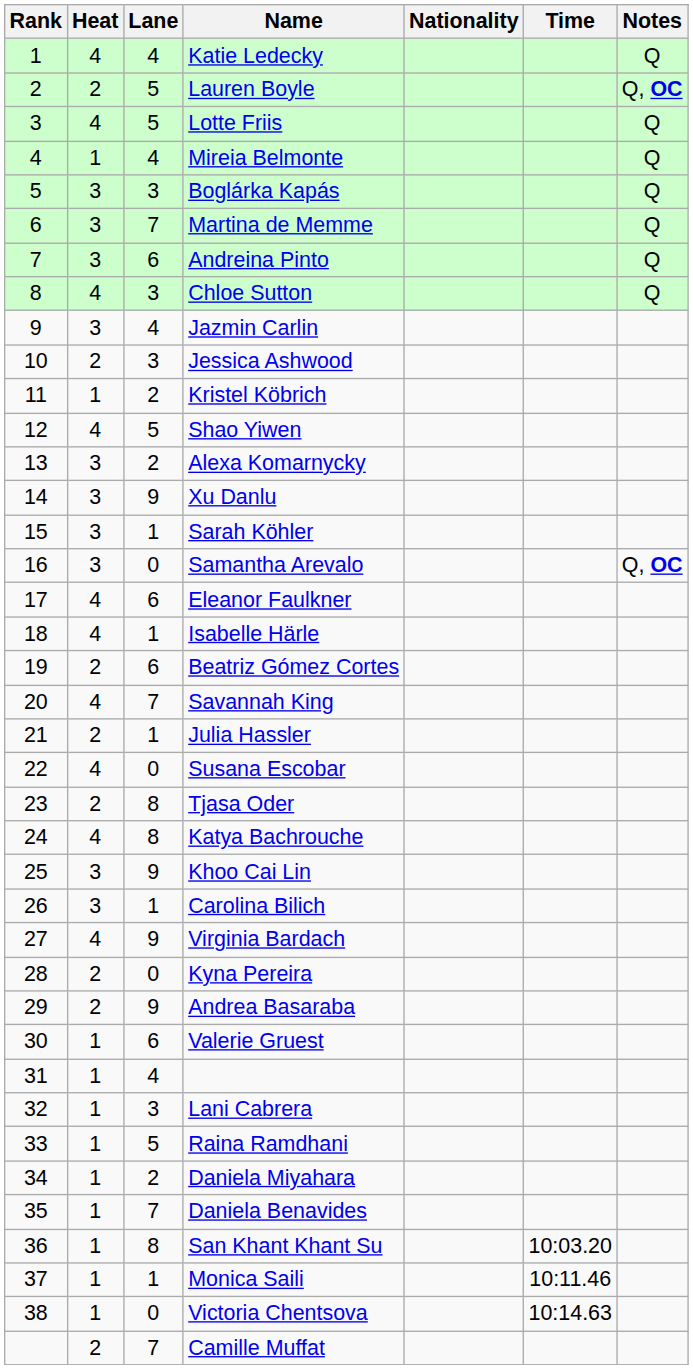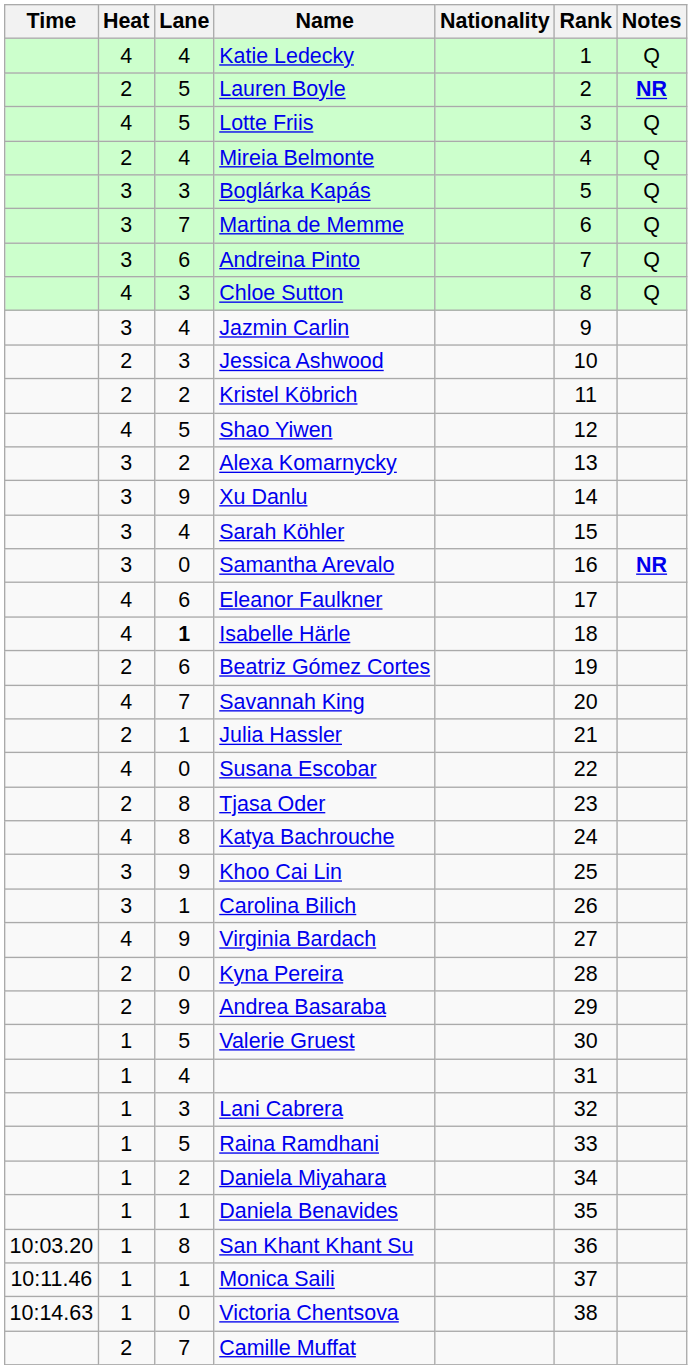columns swapped: (36, 21) <-> (570, 21)
(652, 89) Q, OC -> (652, 89) NR
(95, 157) 1 -> (126, 157) 2
(95, 395) 1 -> (126, 395) 2
(153, 531) 1 -> (184, 531) 4
(652, 565) Q, OC -> (652, 565) NR
(153, 633) normal -> (184, 633) bold
(153, 1041) 6 -> (184, 1041) 5
(153, 1211) 7 -> (184, 1211) 1
